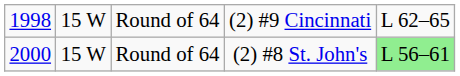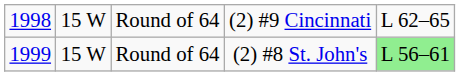(30, 53) 2000 -> (30, 53) 1999
